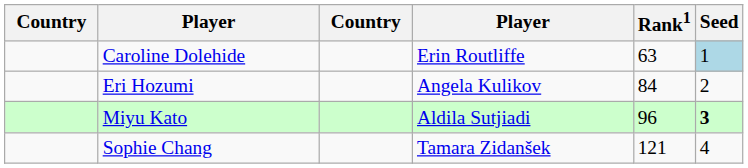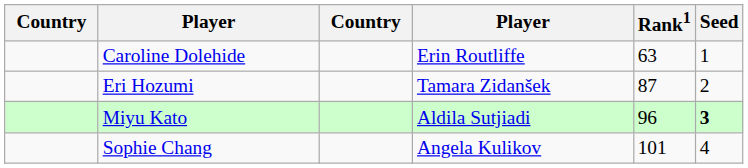(705, 55) lightblue background -> (705, 55) no background
(479, 86) Angela Kulikov -> (484, 86) Tamara Zidanšek
(647, 86) 84 -> (647, 86) 87
(484, 147) Tamara Zidanšek -> (479, 147) Angela Kulikov
(652, 147) 121 -> (652, 147) 101
